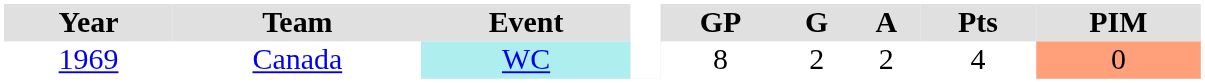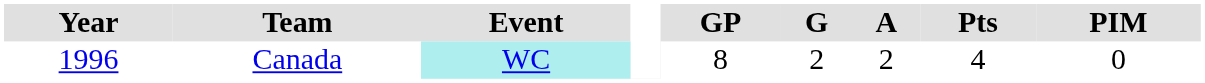(89, 59) 1969 -> (89, 59) 1996
(1118, 59) lightsalmon background -> (1118, 59) no background
